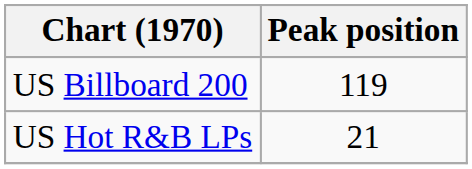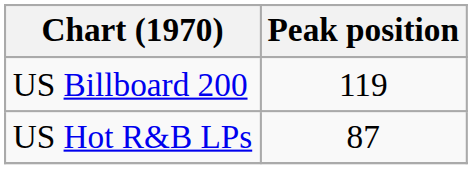(363, 136) 21 -> (363, 136) 87
